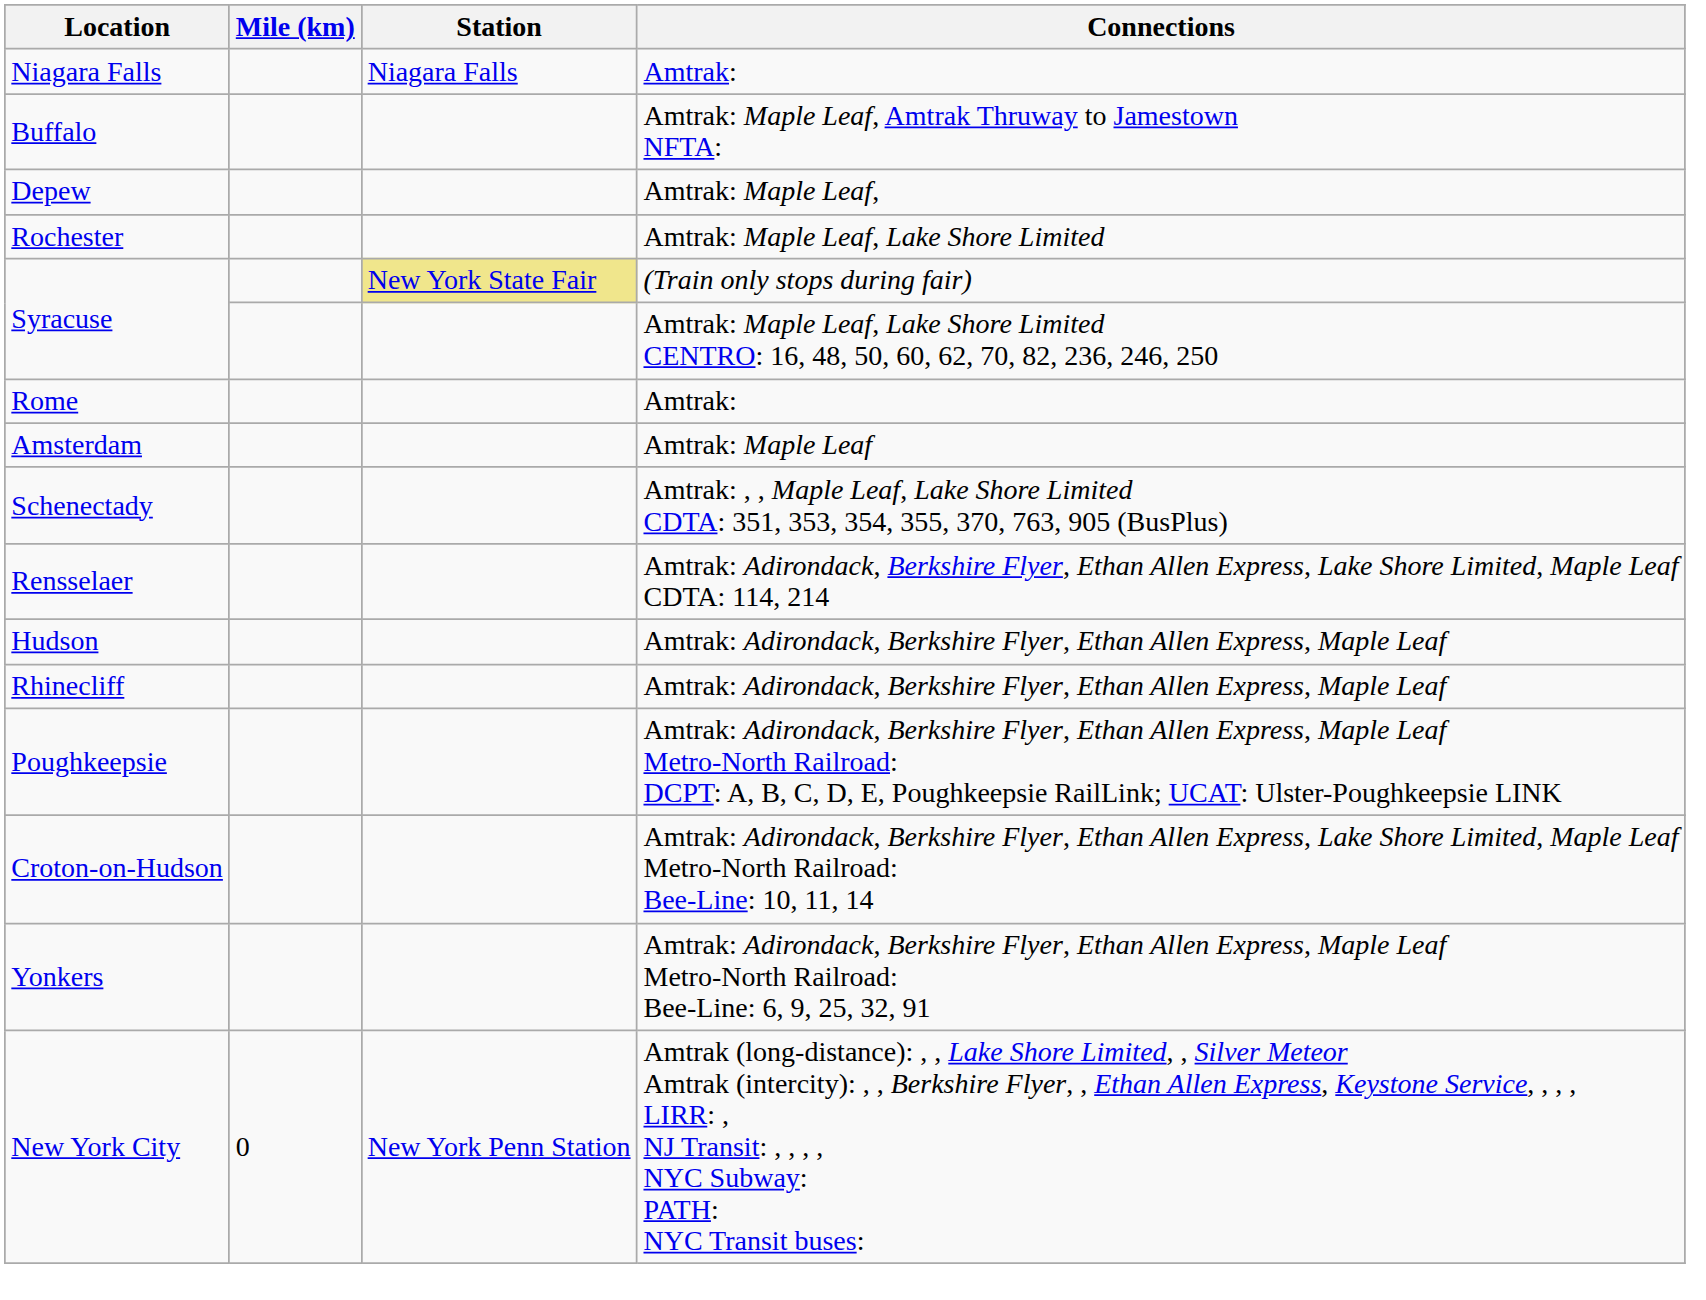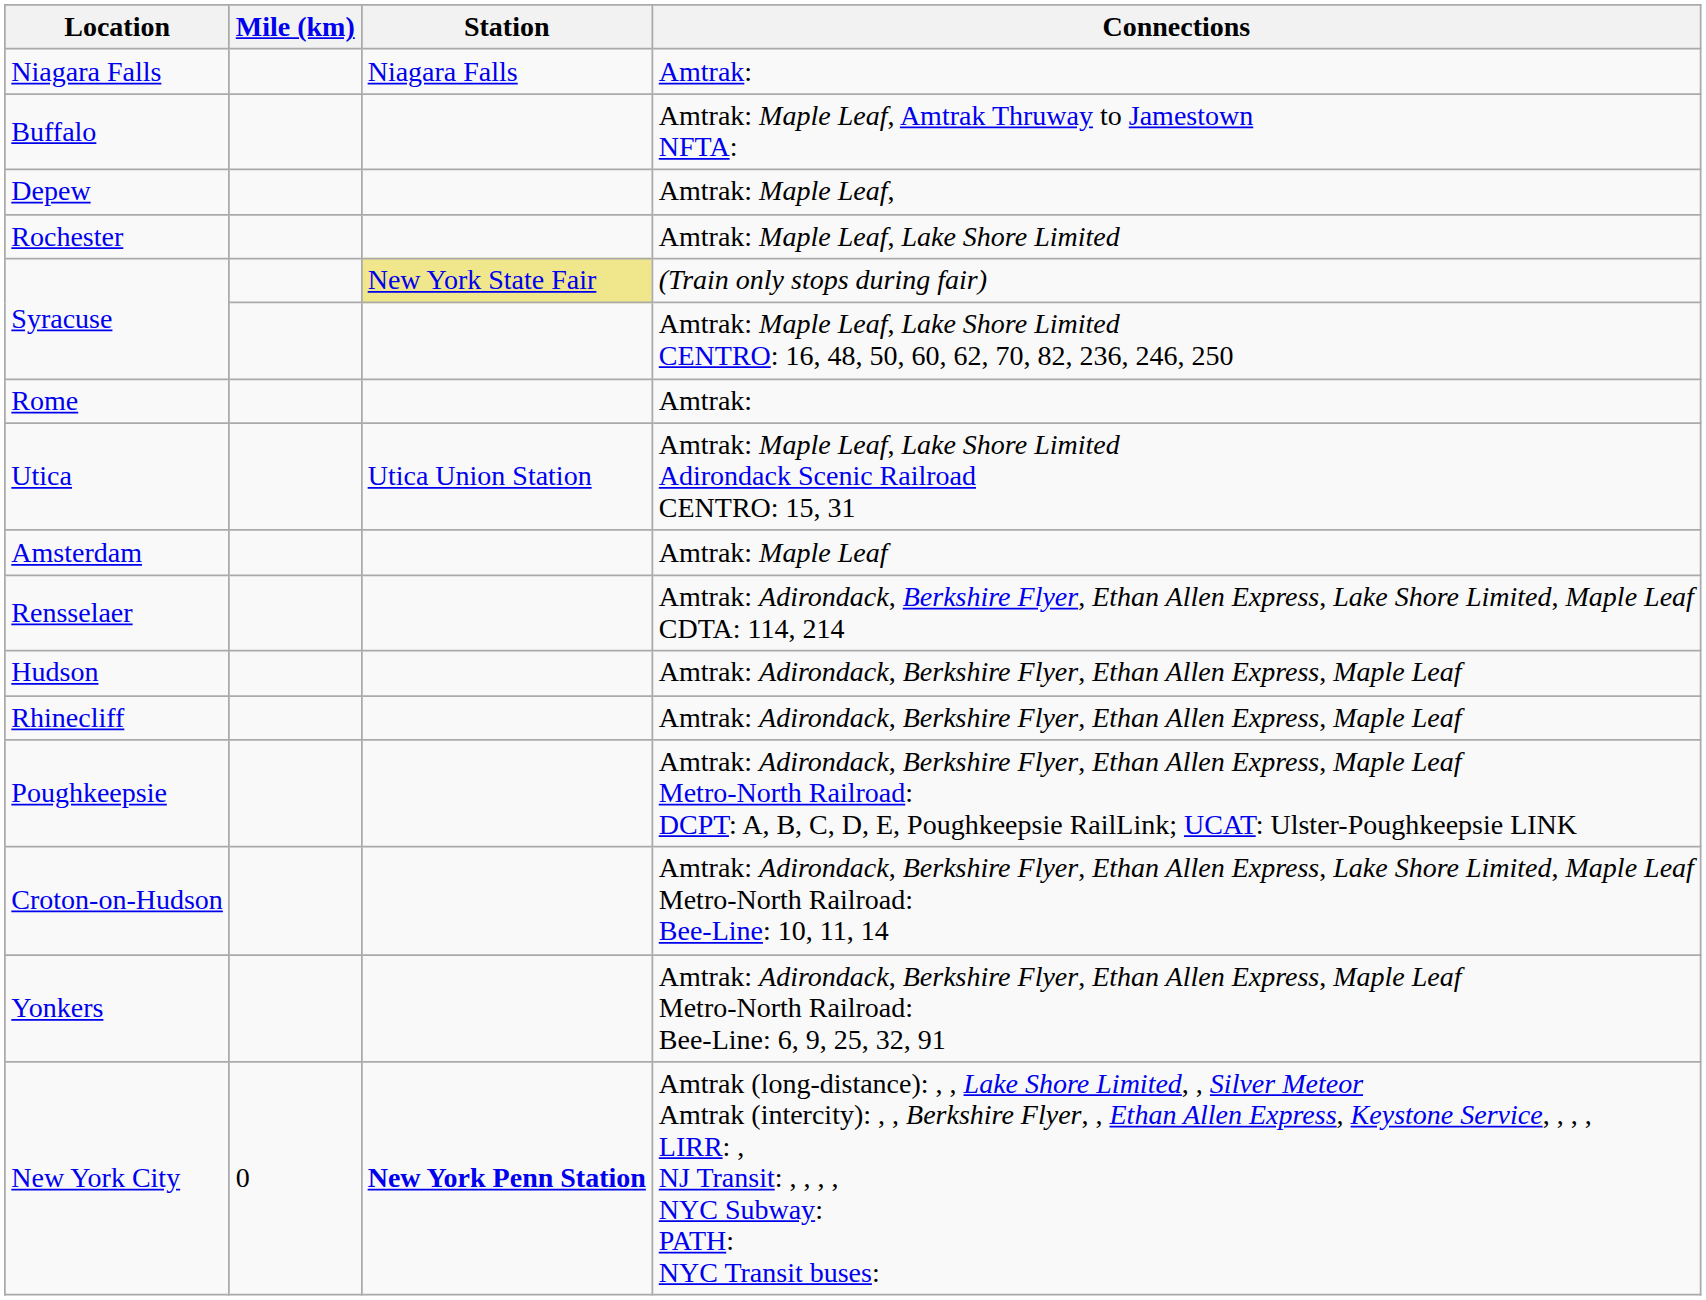+ row: (42, 476)
- row: (82, 505)
(499, 1146) normal -> (507, 1178) bold
